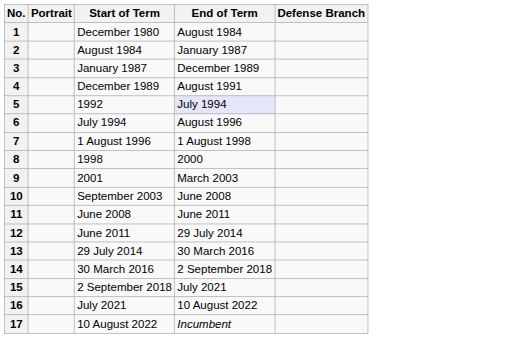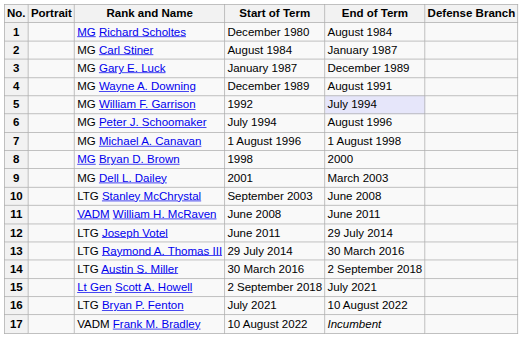+ column: (150, 13)
